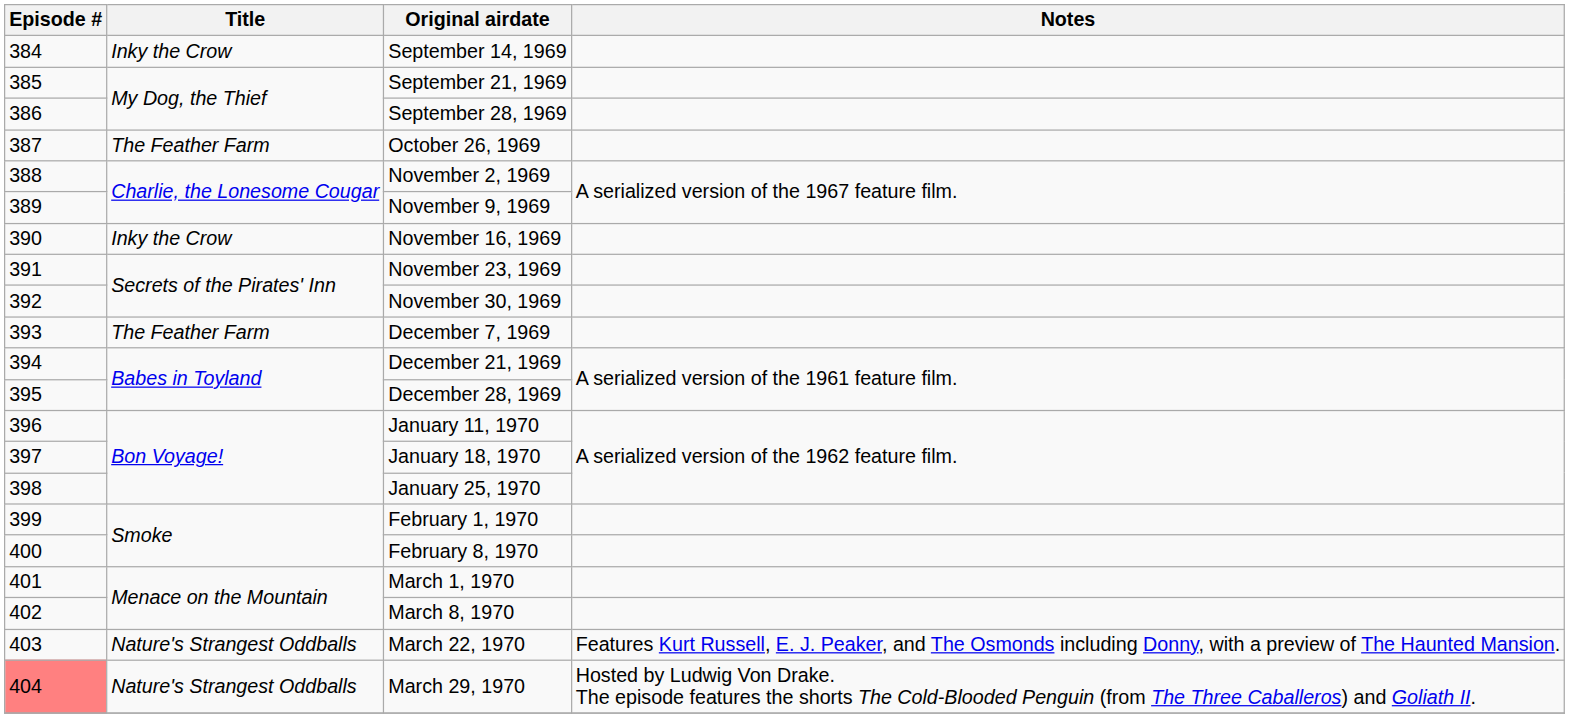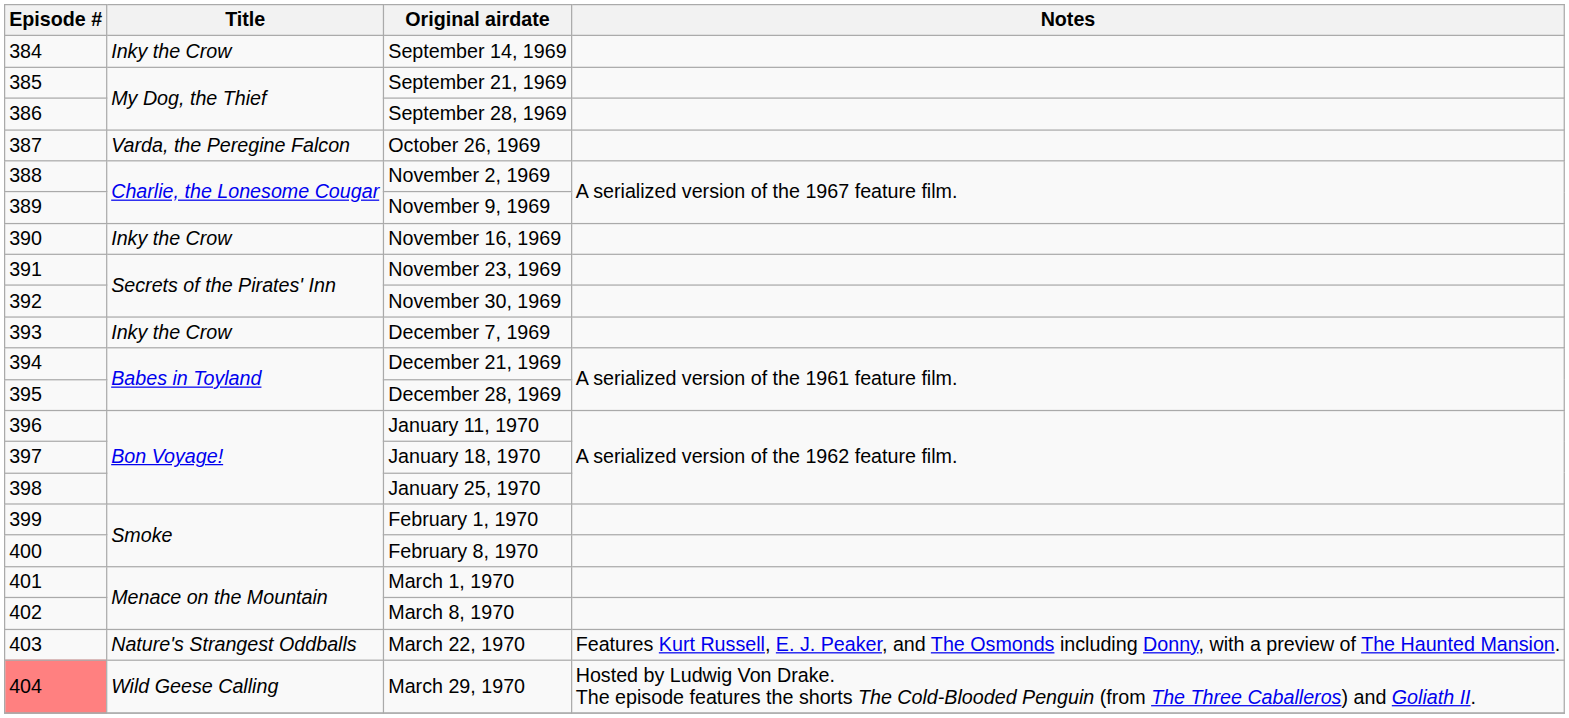(190, 144) The Feather Farm -> (231, 144) Varda, the Peregine Falcon
(190, 332) The Feather Farm -> (171, 332) Inky the Crow
(234, 686) Nature's Strangest Oddballs -> (195, 686) Wild Geese Calling
